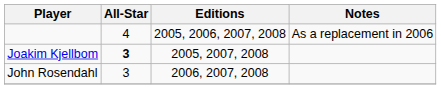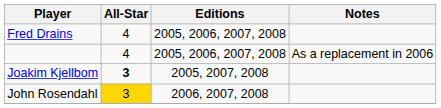+ row: (40, 34)
(126, 73) no background -> (126, 93) gold background
